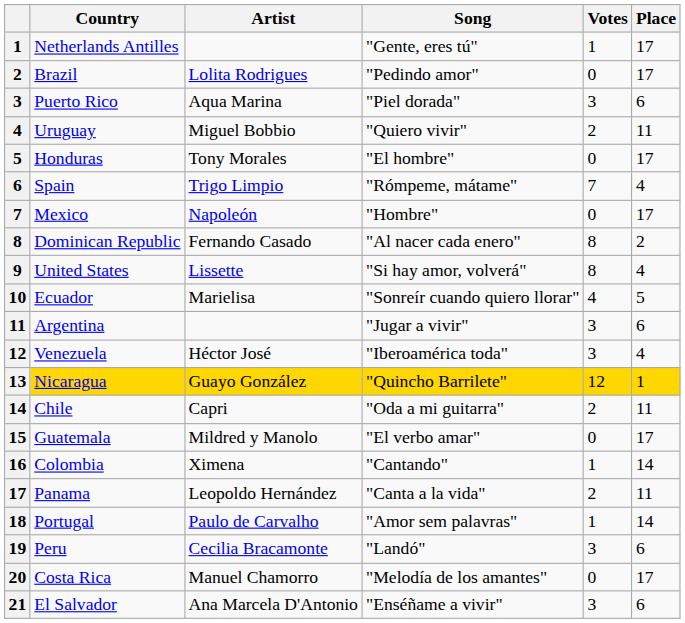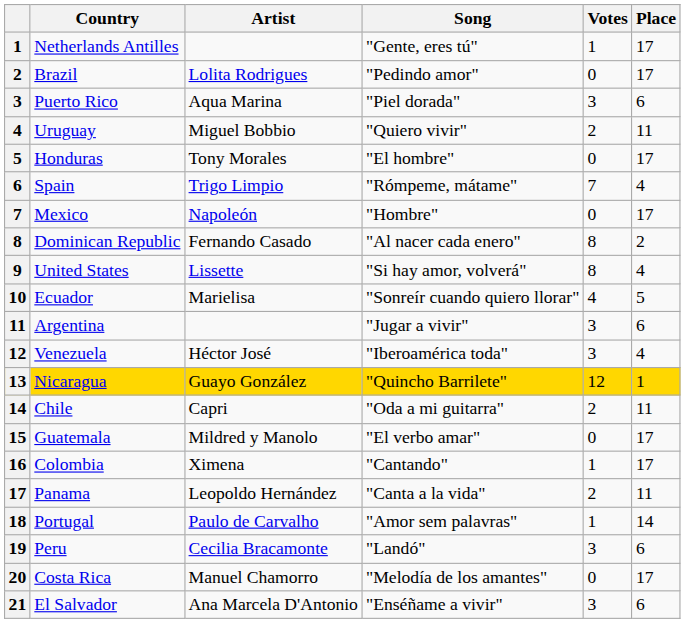(645, 465) 14 -> (645, 465) 17
